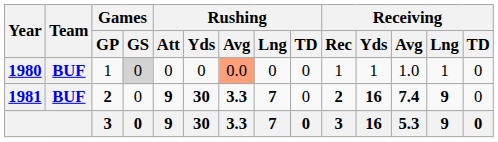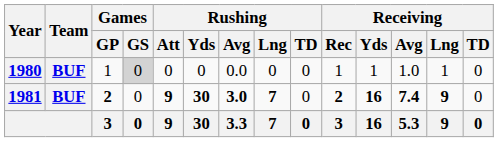(237, 70) lightsalmon background -> (237, 70) no background
(237, 96) 3.3 -> (237, 96) 3.0
